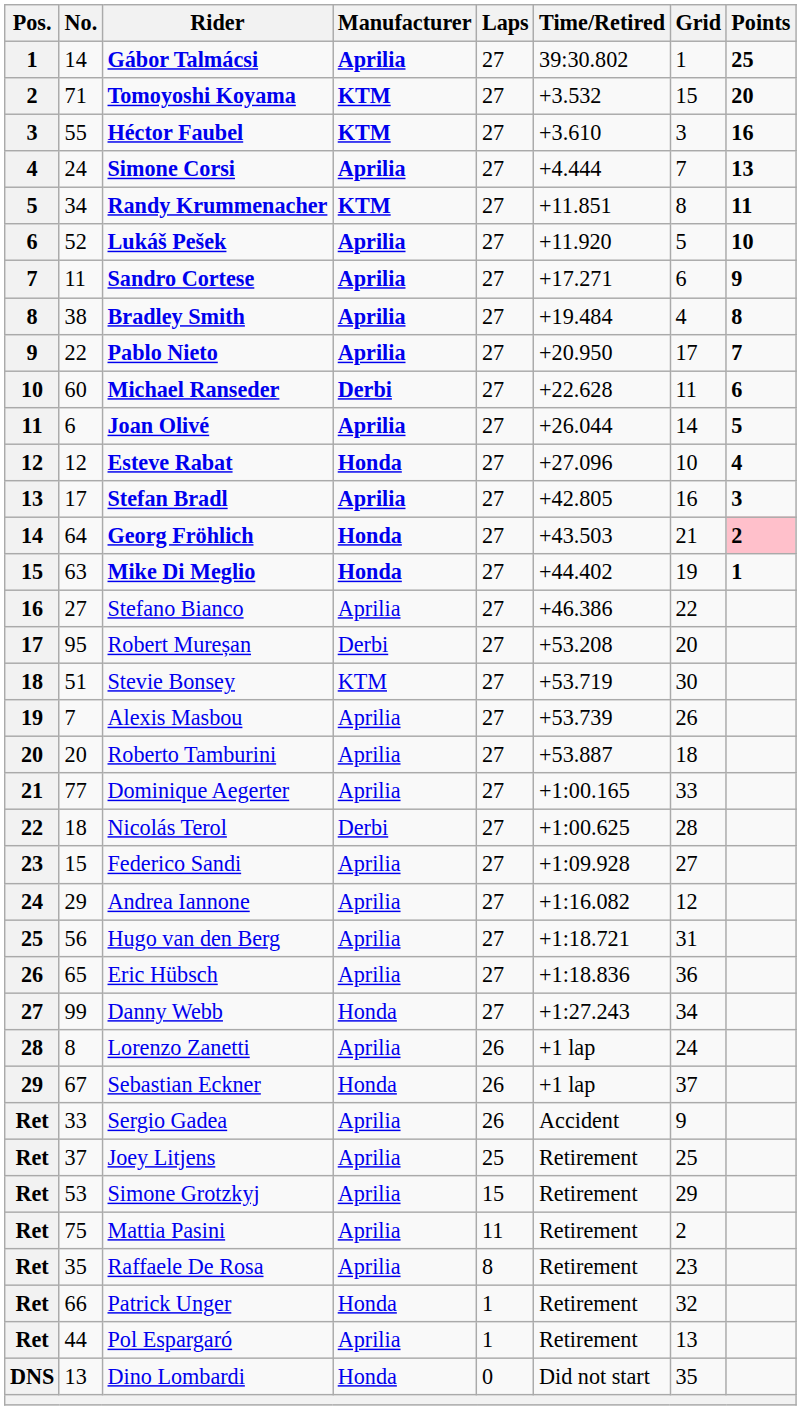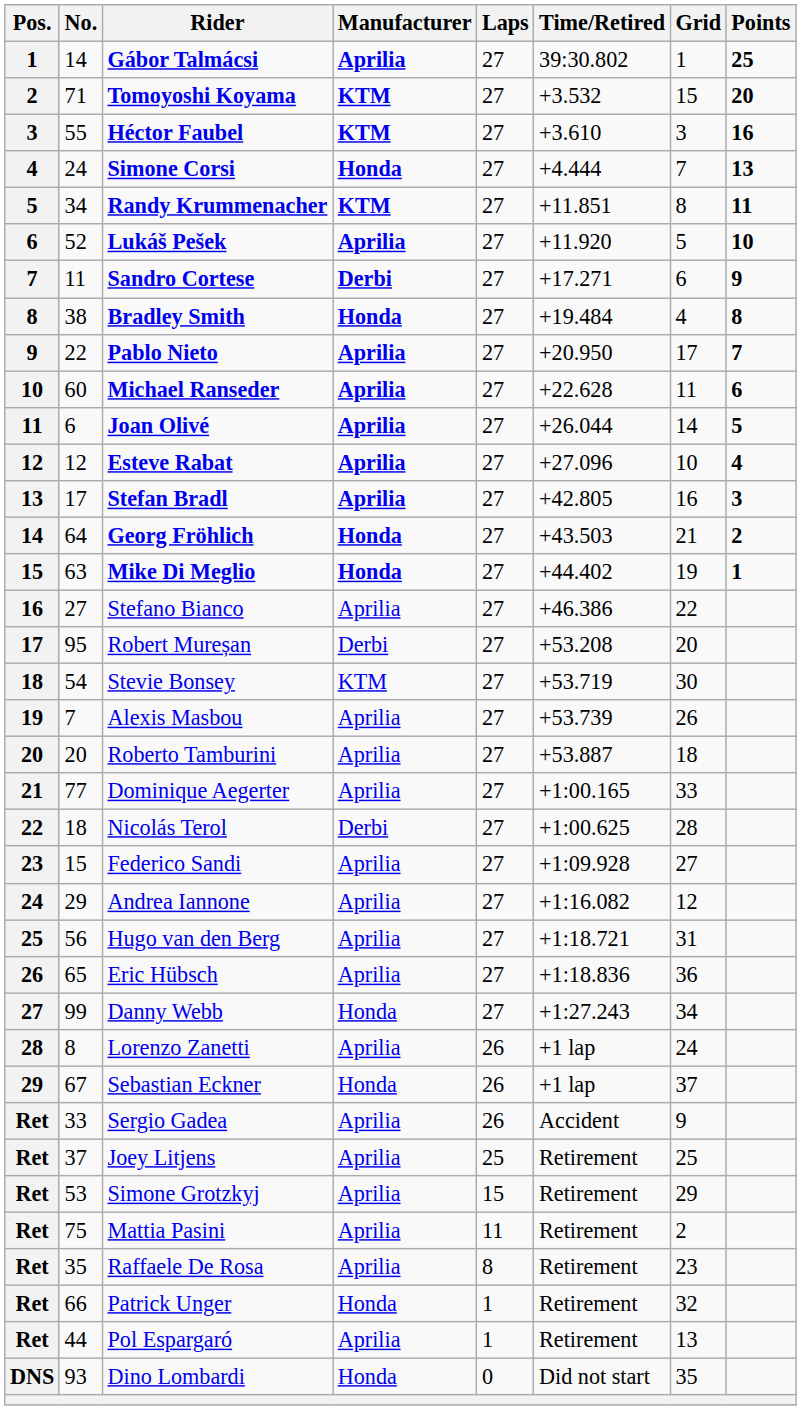(372, 169) Aprilia -> (370, 169) Honda
(372, 279) Aprilia -> (365, 279) Derbi
(372, 315) Aprilia -> (370, 315) Honda
(365, 388) Derbi -> (372, 388) Aprilia
(370, 462) Honda -> (372, 462) Aprilia
(737, 535) pink background -> (737, 535) no background
(76, 681) 51 -> (76, 681) 54
(76, 1376) 13 -> (76, 1376) 93
